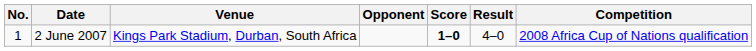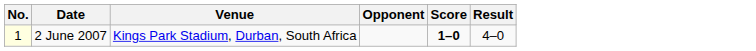- column: (634, 14)
(18, 35) no background -> (18, 35) lightyellow background
